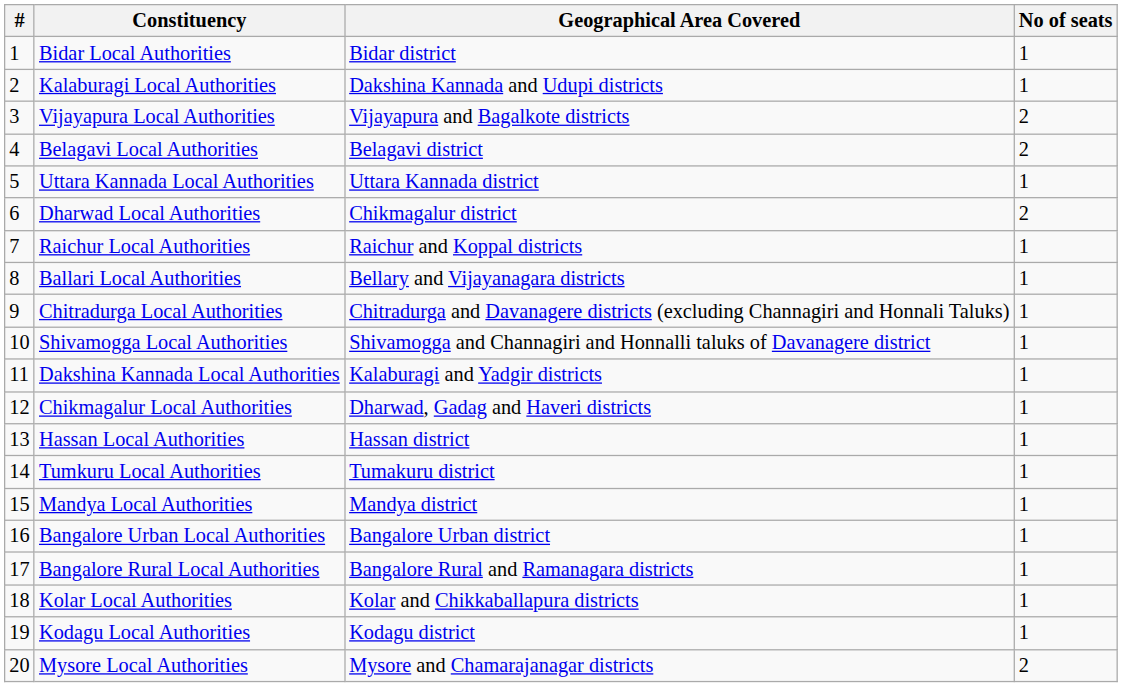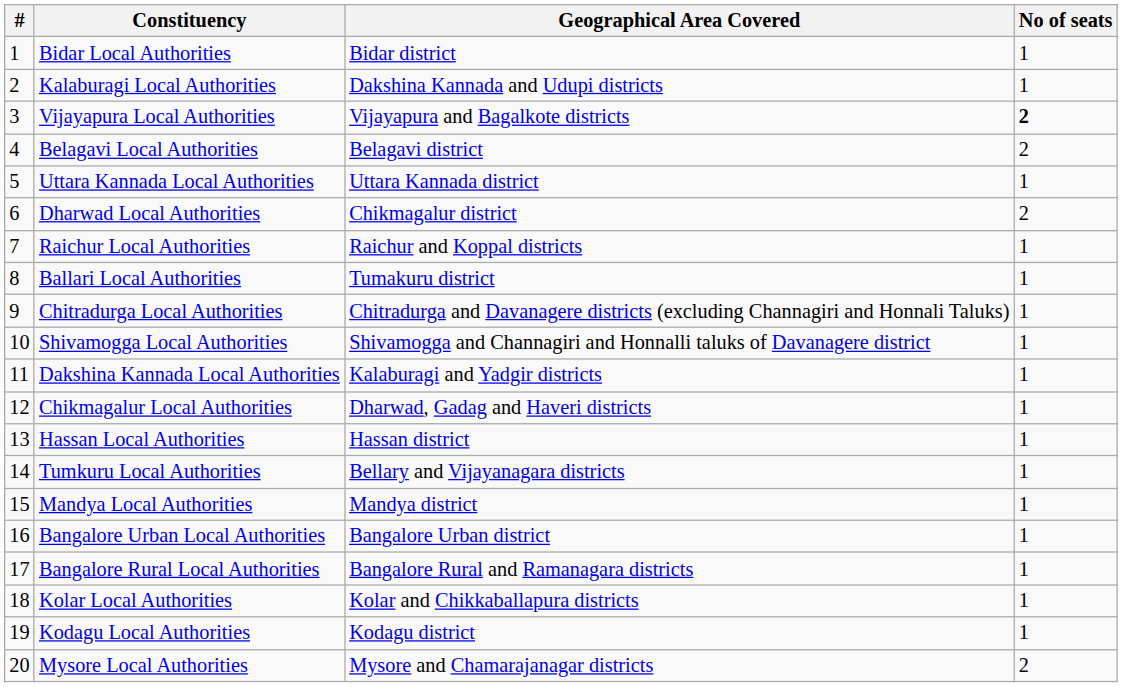(1024, 117) normal -> (1024, 117) bold
(487, 278) Bellary and Vijayanagara districts -> (422, 278) Tumakuru district
(422, 471) Tumakuru district -> (487, 471) Bellary and Vijayanagara districts
